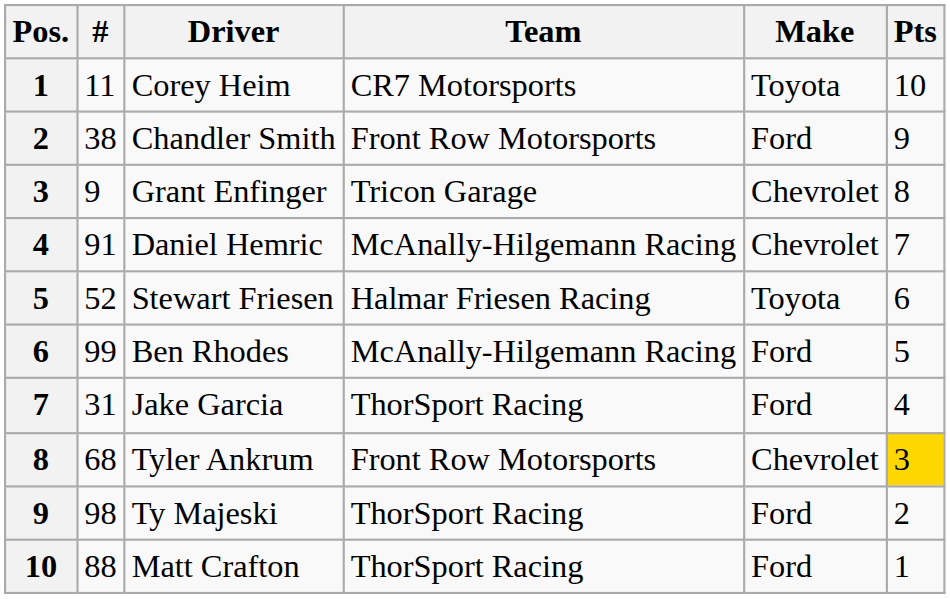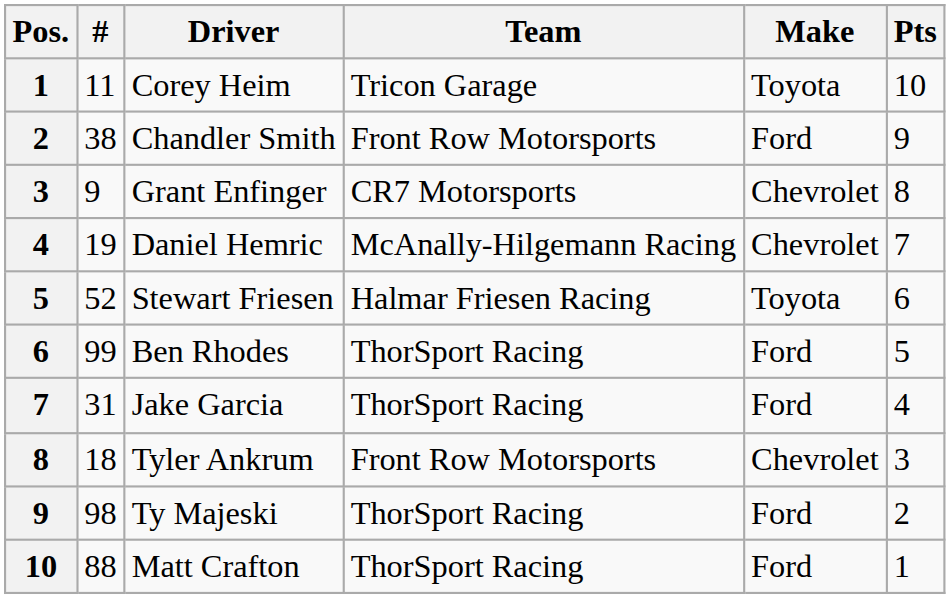(463, 84) CR7 Motorsports -> (444, 84) Tricon Garage
(444, 191) Tricon Garage -> (463, 191) CR7 Motorsports
(100, 244) 91 -> (100, 244) 19
(543, 351) McAnally-Hilgemann Racing -> (467, 351) ThorSport Racing
(100, 458) 68 -> (100, 458) 18
(902, 458) gold background -> (902, 458) no background
